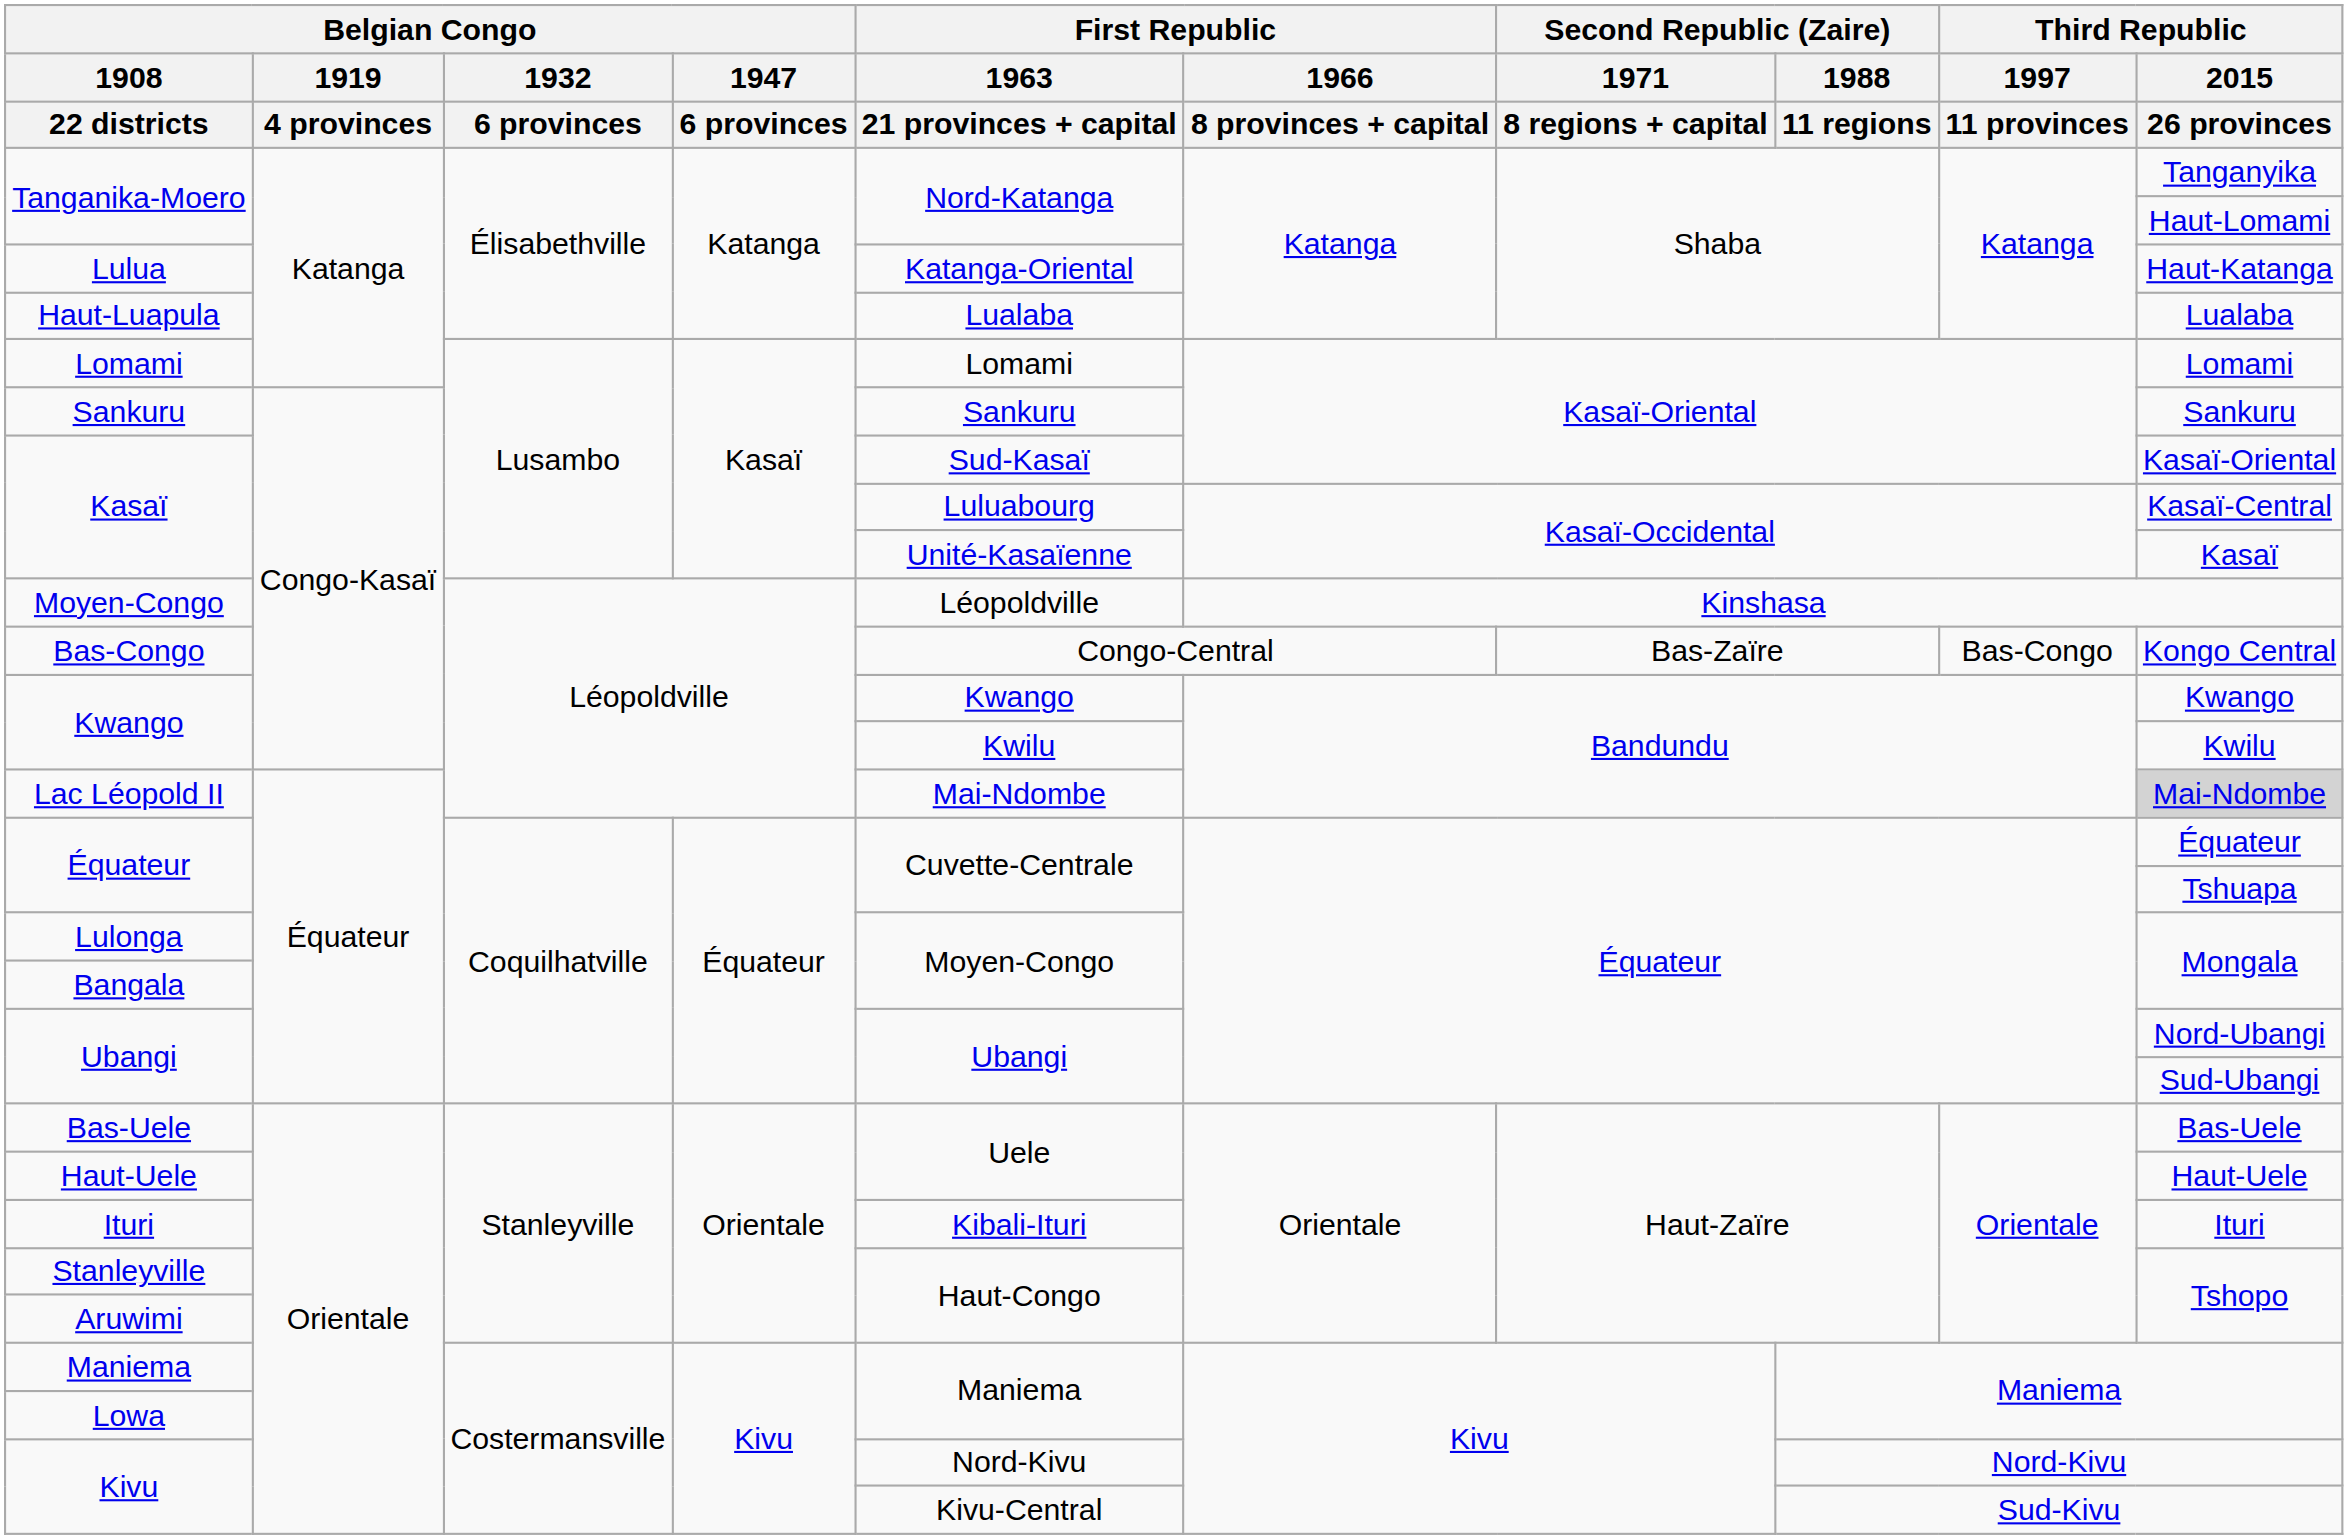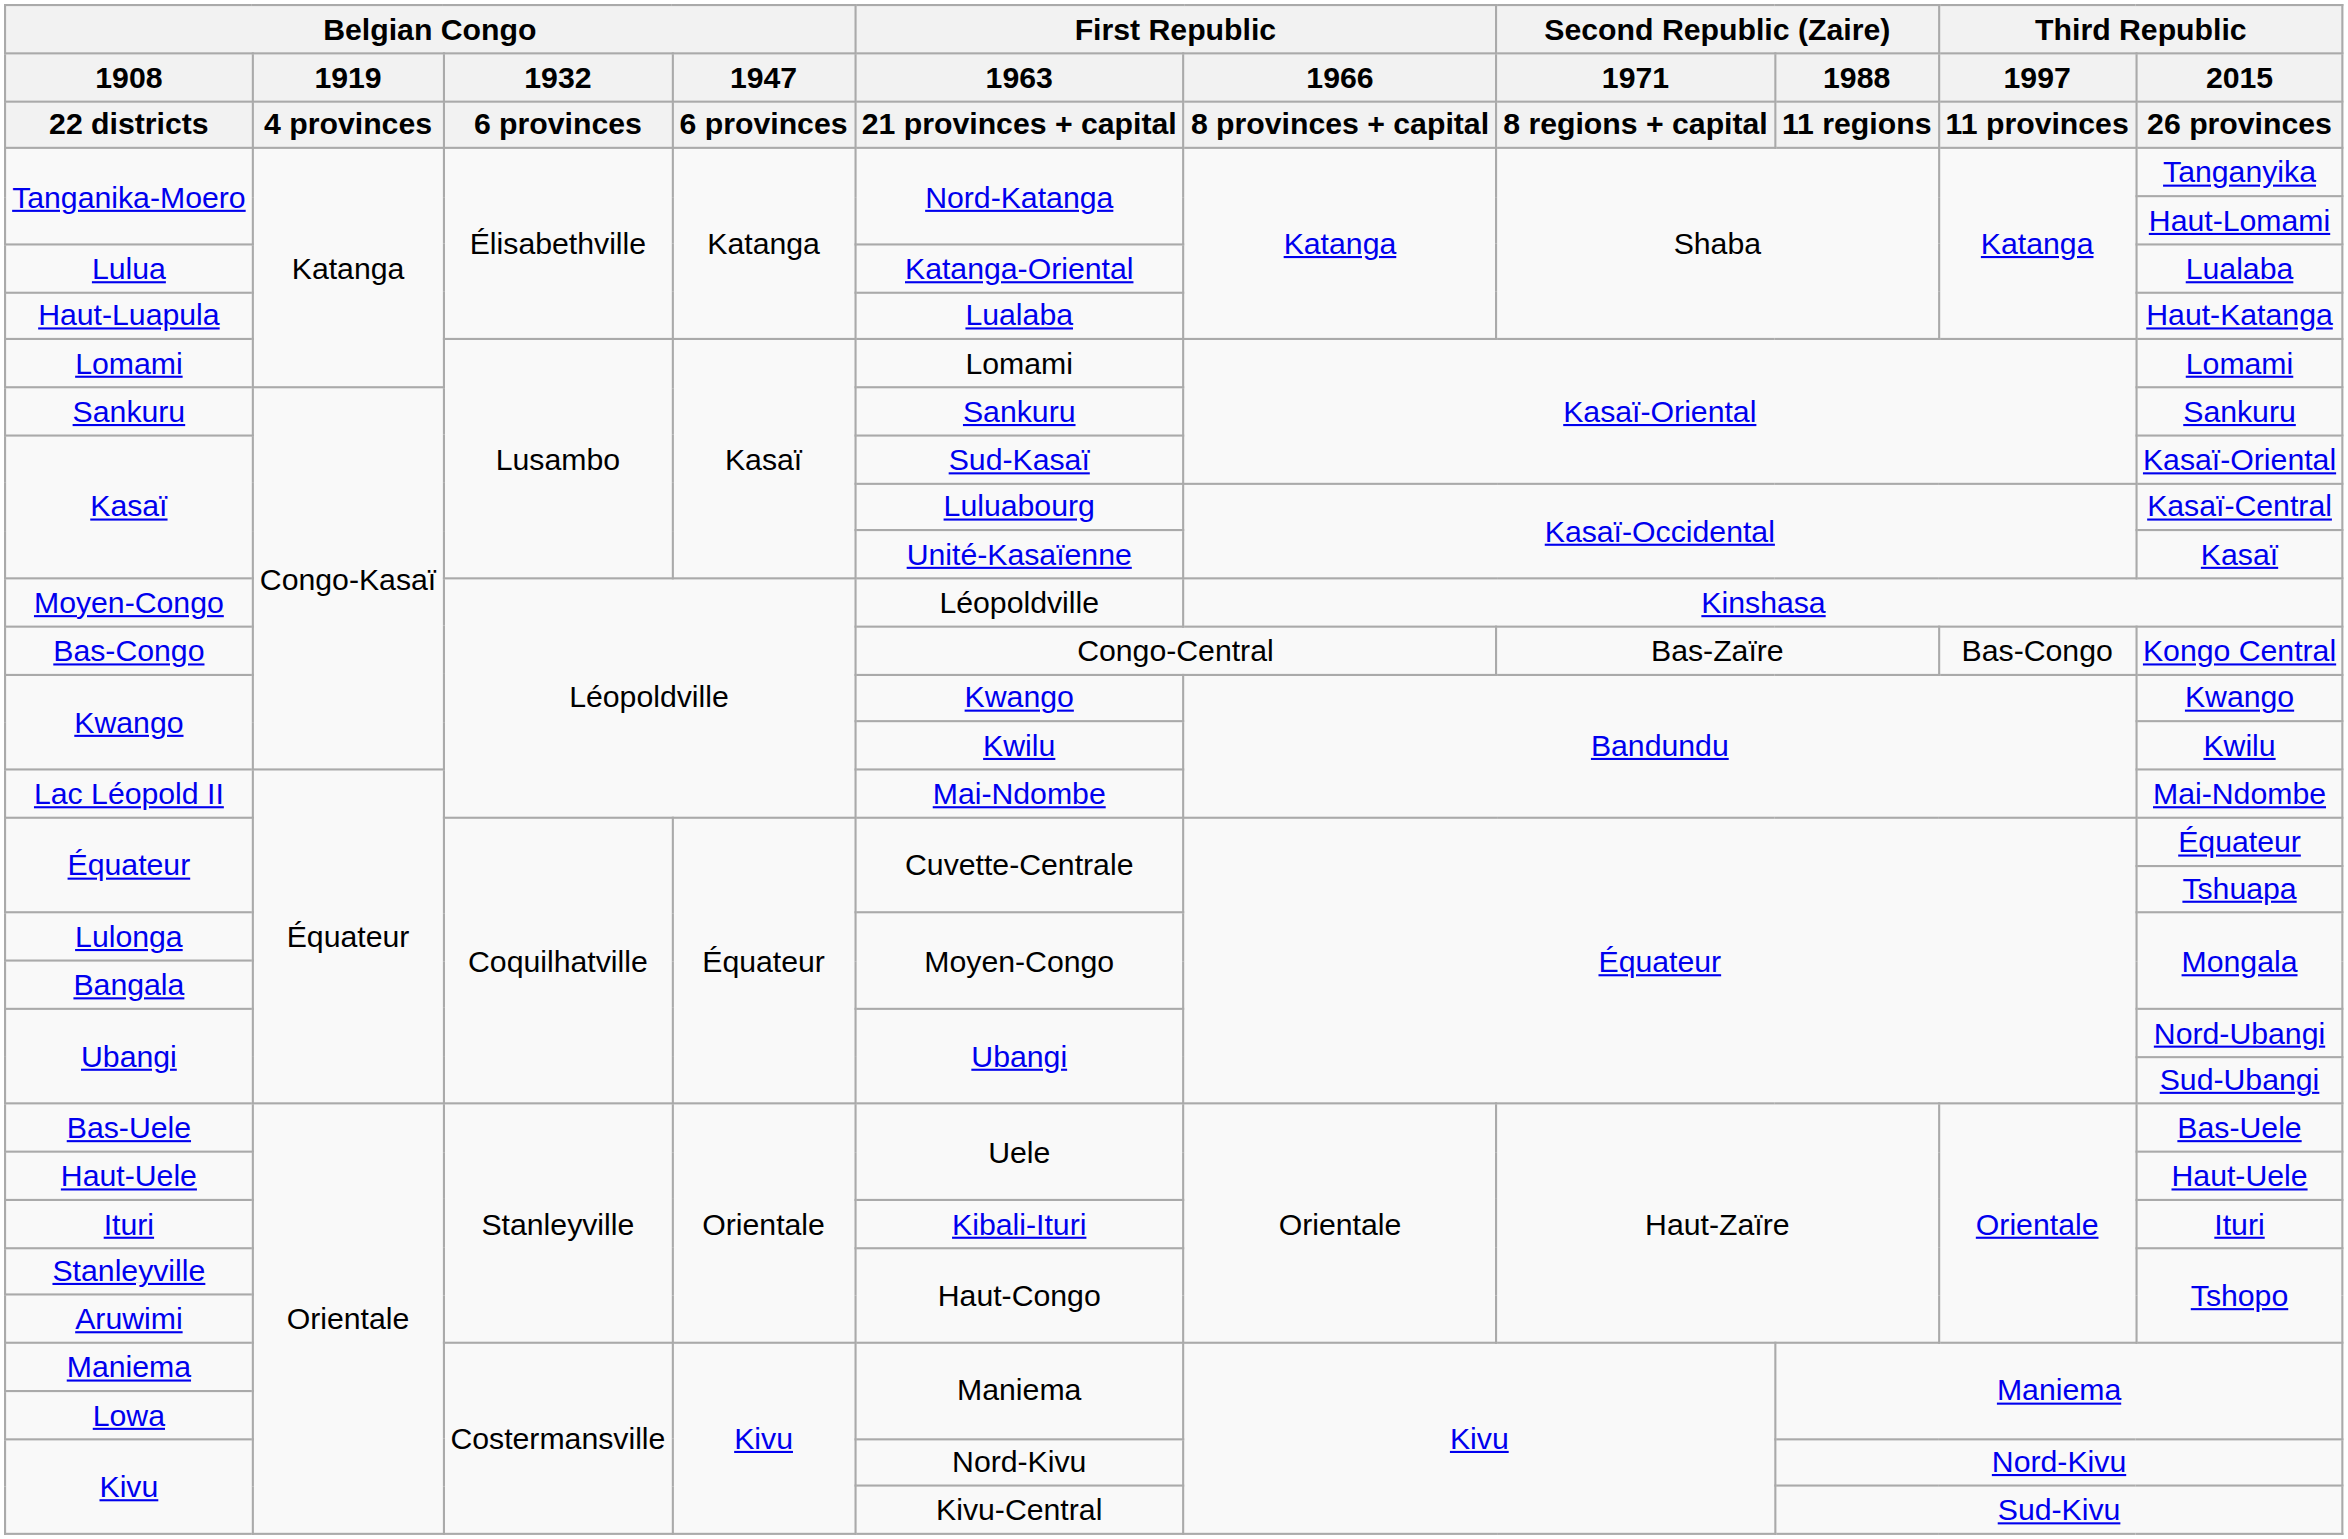(2240, 268) Haut-Katanga -> (2240, 268) Lualaba
(2240, 316) Lualaba -> (2240, 316) Haut-Katanga
(2240, 794) lightgrey background -> (2240, 794) no background
